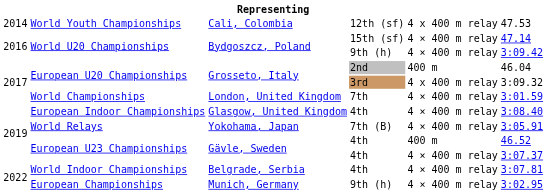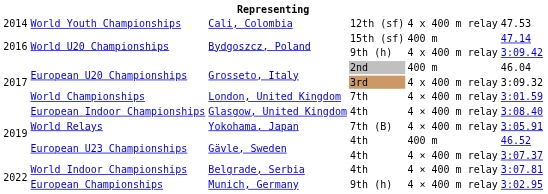(453, 38) 4 × 400 m relay -> (422, 38) 400 m
(453, 53) 4 × 400 m relay -> (453, 53) 4 x 400 m relay
